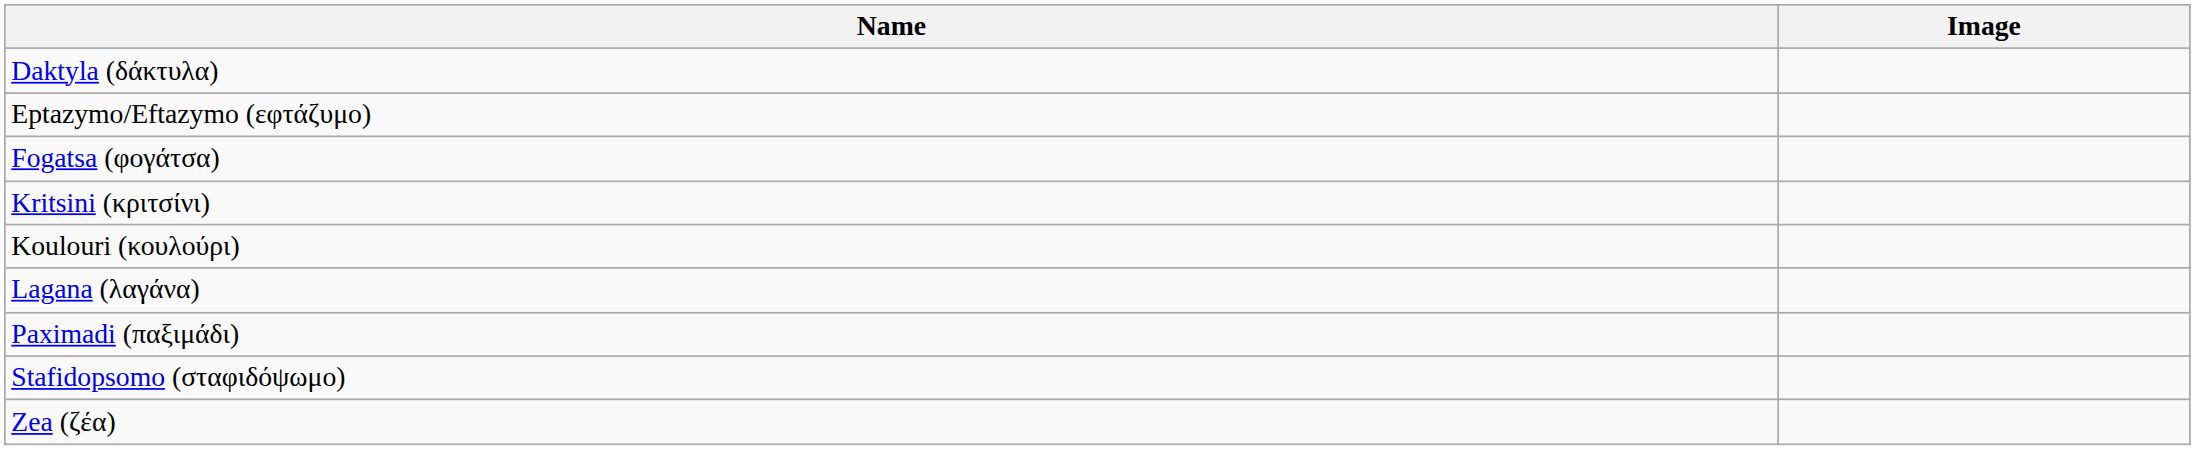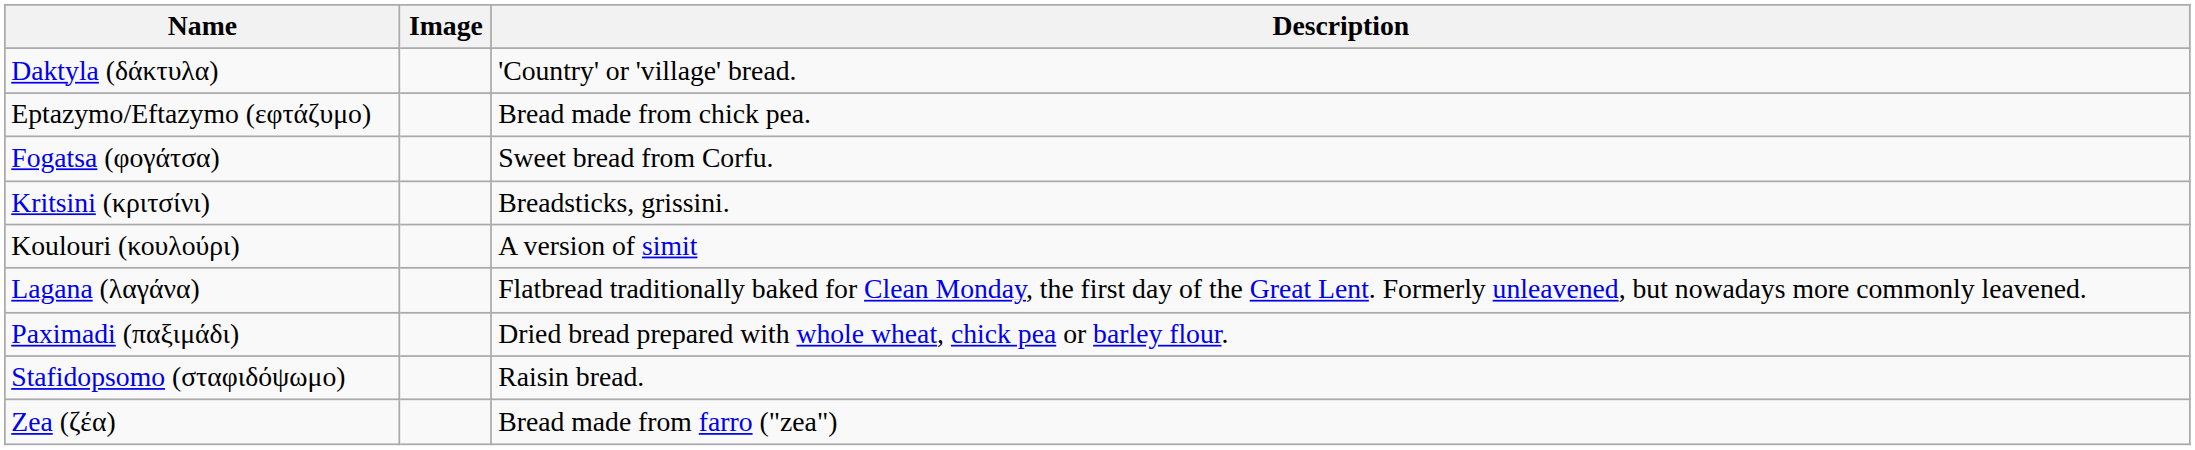+ column: (1341, 26)
